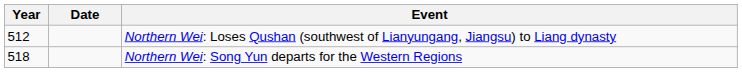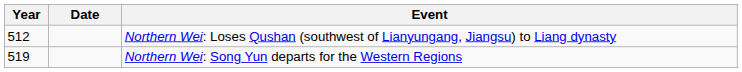(19, 57) 518 -> (19, 57) 519
